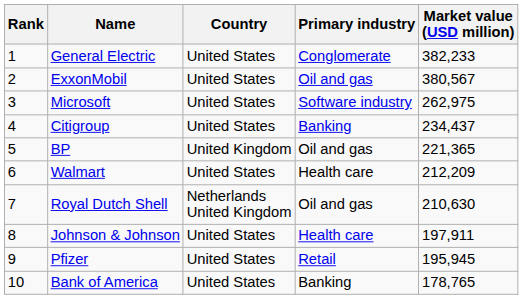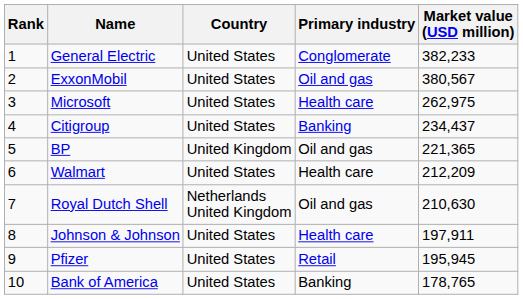(355, 102) Software industry -> (336, 102) Health care
